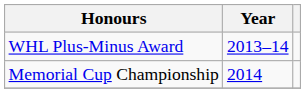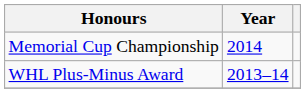rows swapped: (96, 46) <-> (114, 74)
